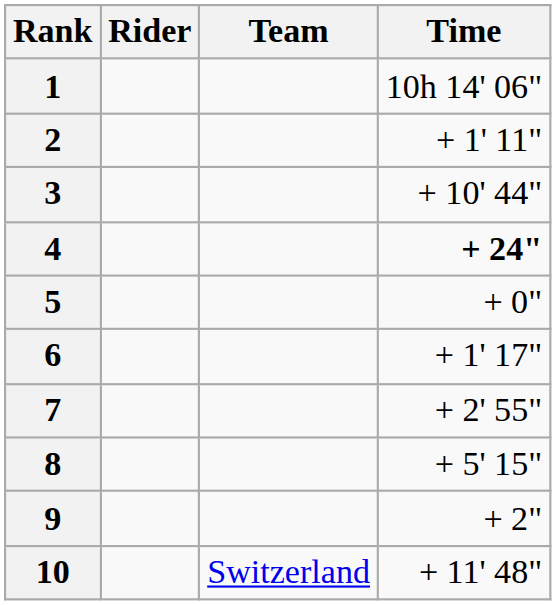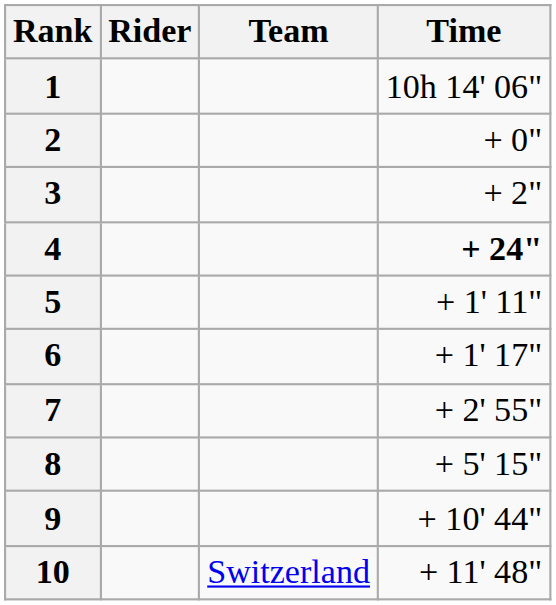(489, 139) + 1' 11" -> (513, 139) + 0"
(480, 193) + 10' 44" -> (513, 193) + 2"
(513, 301) + 0" -> (489, 301) + 1' 11"
(513, 517) + 2" -> (480, 517) + 10' 44"
